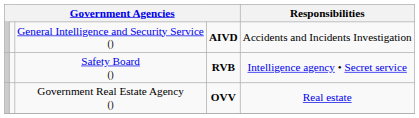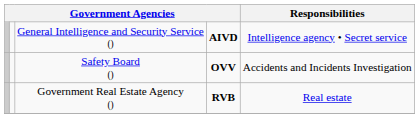(327, 37) Accidents and Incidents Investigation -> (327, 37) Intelligence agency • Secret service
(223, 67) RVB -> (223, 67) OVV
(327, 67) Intelligence agency • Secret service -> (327, 67) Accidents and Incidents Investigation
(223, 98) OVV -> (223, 98) RVB
